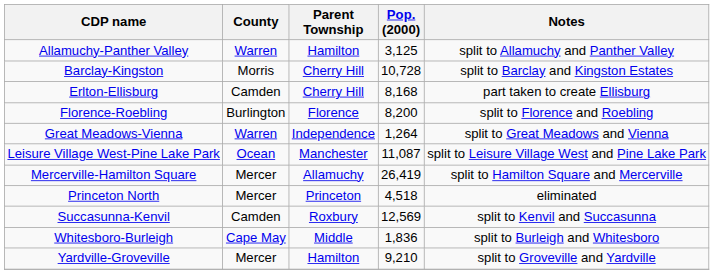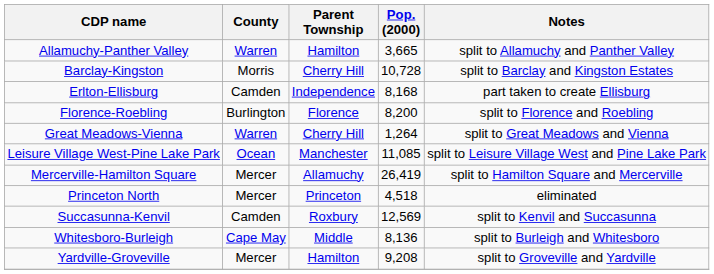(401, 50) 3,125 -> (401, 50) 3,665
(333, 92) Cherry Hill -> (333, 92) Independence
(333, 133) Independence -> (333, 133) Cherry Hill
(401, 154) 11,087 -> (401, 154) 11,085
(401, 237) 1,836 -> (401, 237) 8,136
(401, 258) 9,210 -> (401, 258) 9,208
